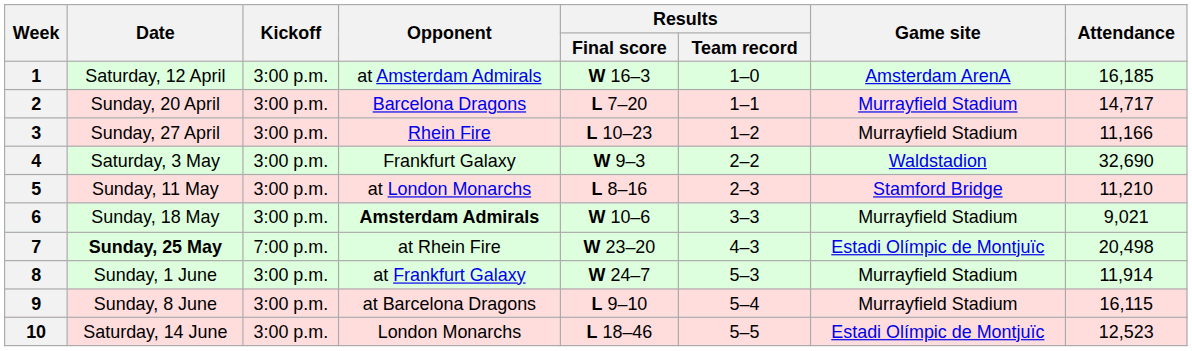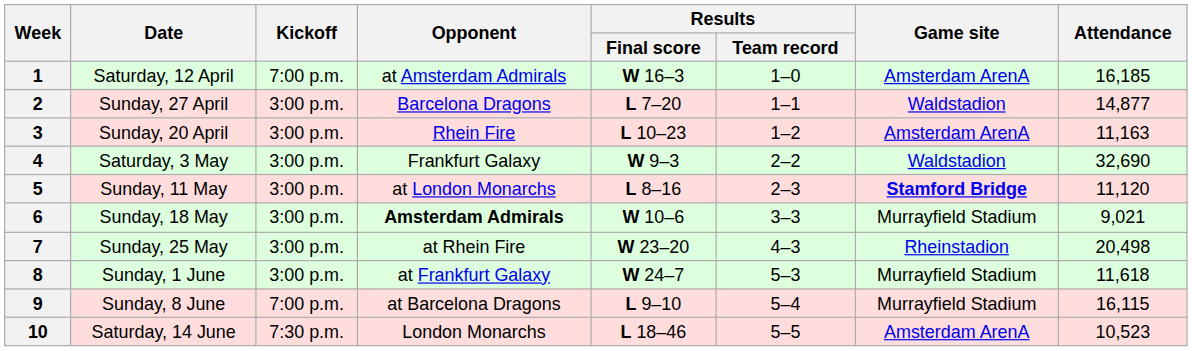(291, 76) 3:00 p.m. -> (307, 76) 7:00 p.m.
(155, 104) Sunday, 20 April -> (164, 104) Sunday, 27 April
(938, 104) Murrayfield Stadium -> (957, 104) Waldstadion
(1126, 104) 14,717 -> (1123, 104) 14,877
(155, 133) Sunday, 27 April -> (164, 133) Sunday, 20 April
(938, 133) Murrayfield Stadium -> (957, 133) Amsterdam ArenA
(1126, 133) 11,166 -> (1123, 133) 11,163
(938, 189) normal -> (957, 189) bold
(1126, 189) 11,210 -> (1123, 189) 11,120
(155, 246) bold -> (164, 246) normal
(291, 246) 7:00 p.m. -> (307, 246) 3:00 p.m.
(938, 246) Estadi Olímpic de Montjuïc -> (957, 246) Rheinstadion
(1126, 275) 11,914 -> (1123, 275) 11,618
(291, 303) 3:00 p.m. -> (307, 303) 7:00 p.m.
(291, 331) 3:00 p.m. -> (307, 331) 7:30 p.m.
(938, 331) Estadi Olímpic de Montjuïc -> (957, 331) Amsterdam ArenA
(1126, 331) 12,523 -> (1123, 331) 10,523
